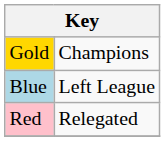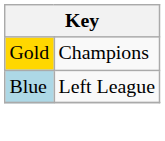- row: (25, 118)
